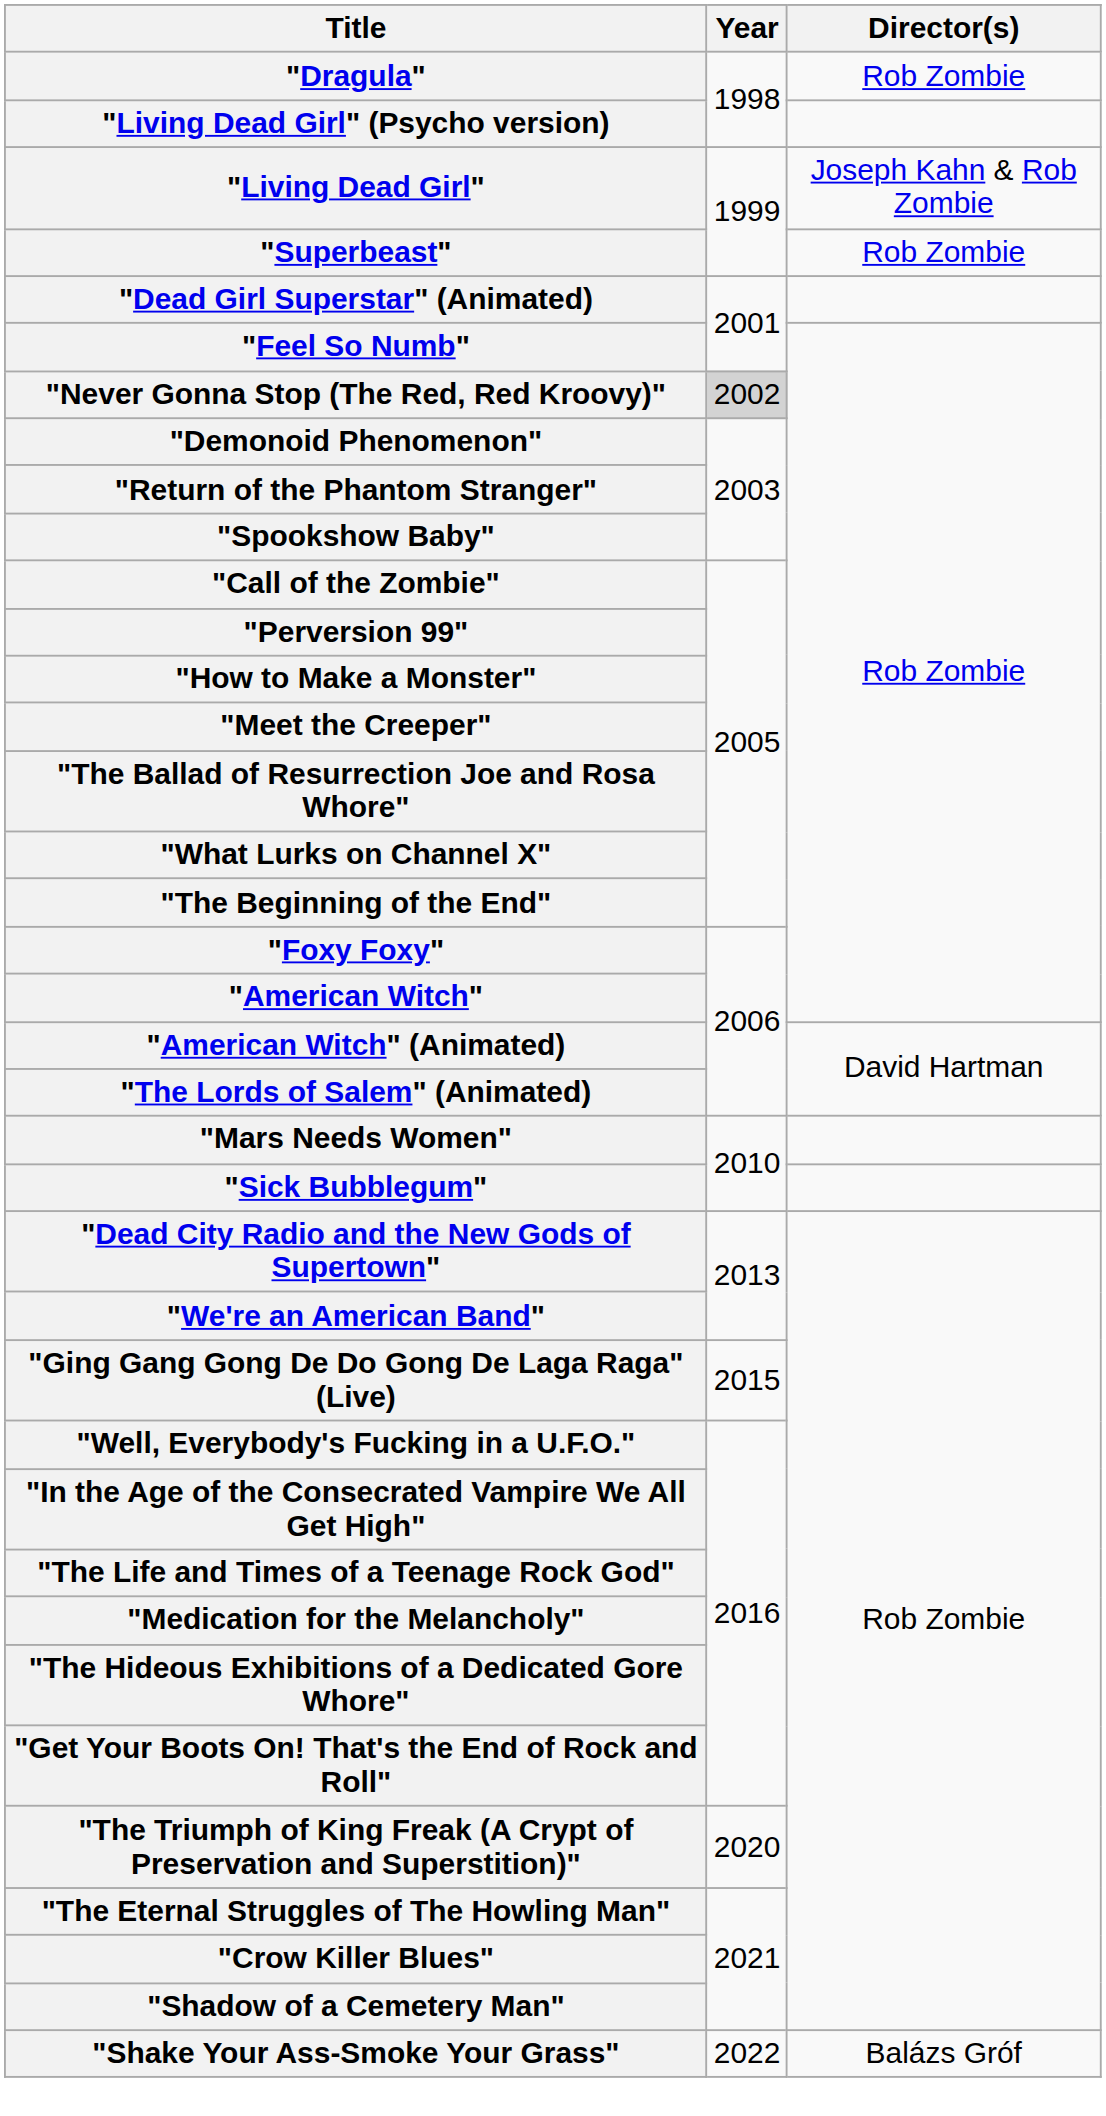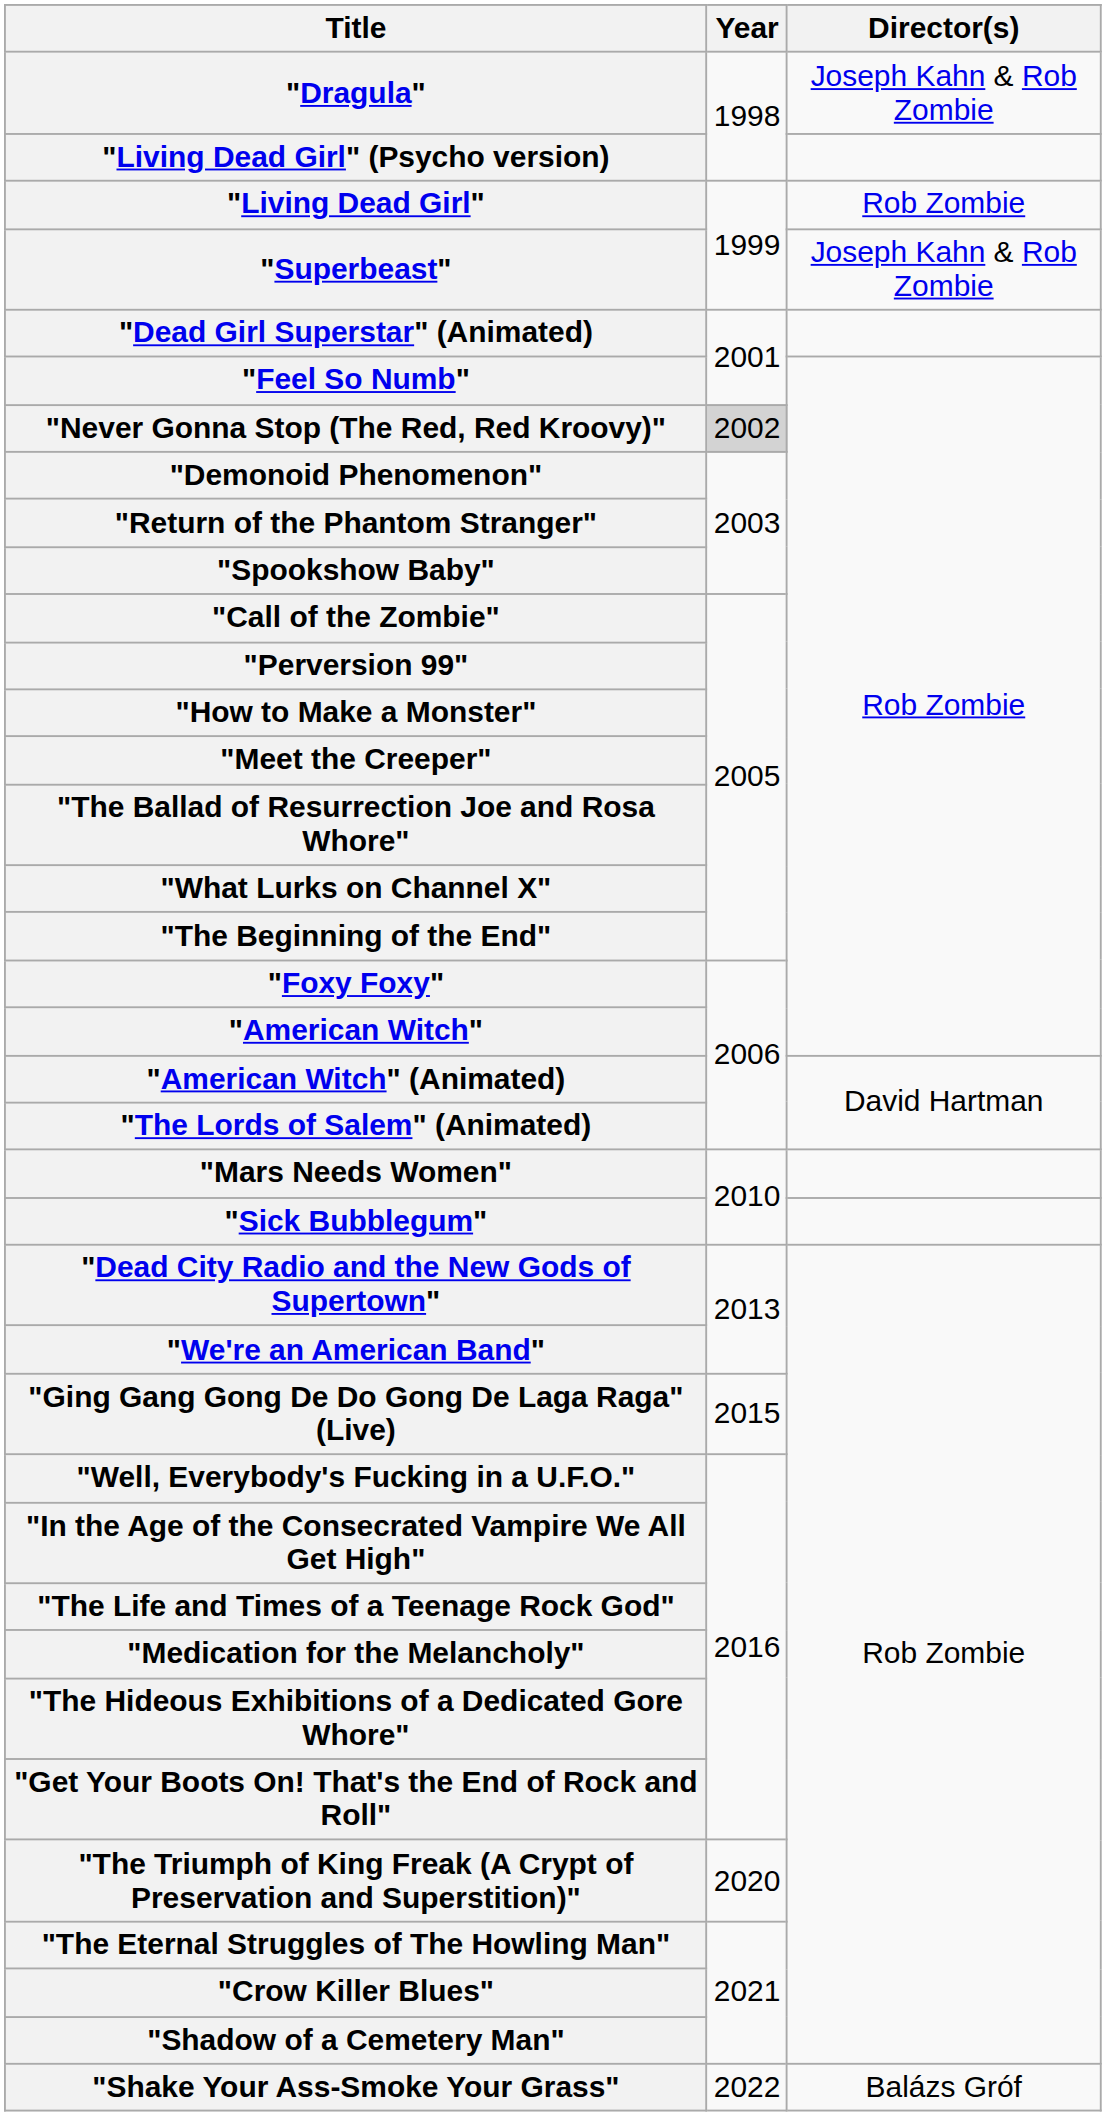(944, 75) Rob Zombie -> (944, 92) Joseph Kahn & Rob Zombie
(944, 187) Joseph Kahn & Rob Zombie -> (944, 204) Rob Zombie
(944, 251) Rob Zombie -> (944, 268) Joseph Kahn & Rob Zombie
